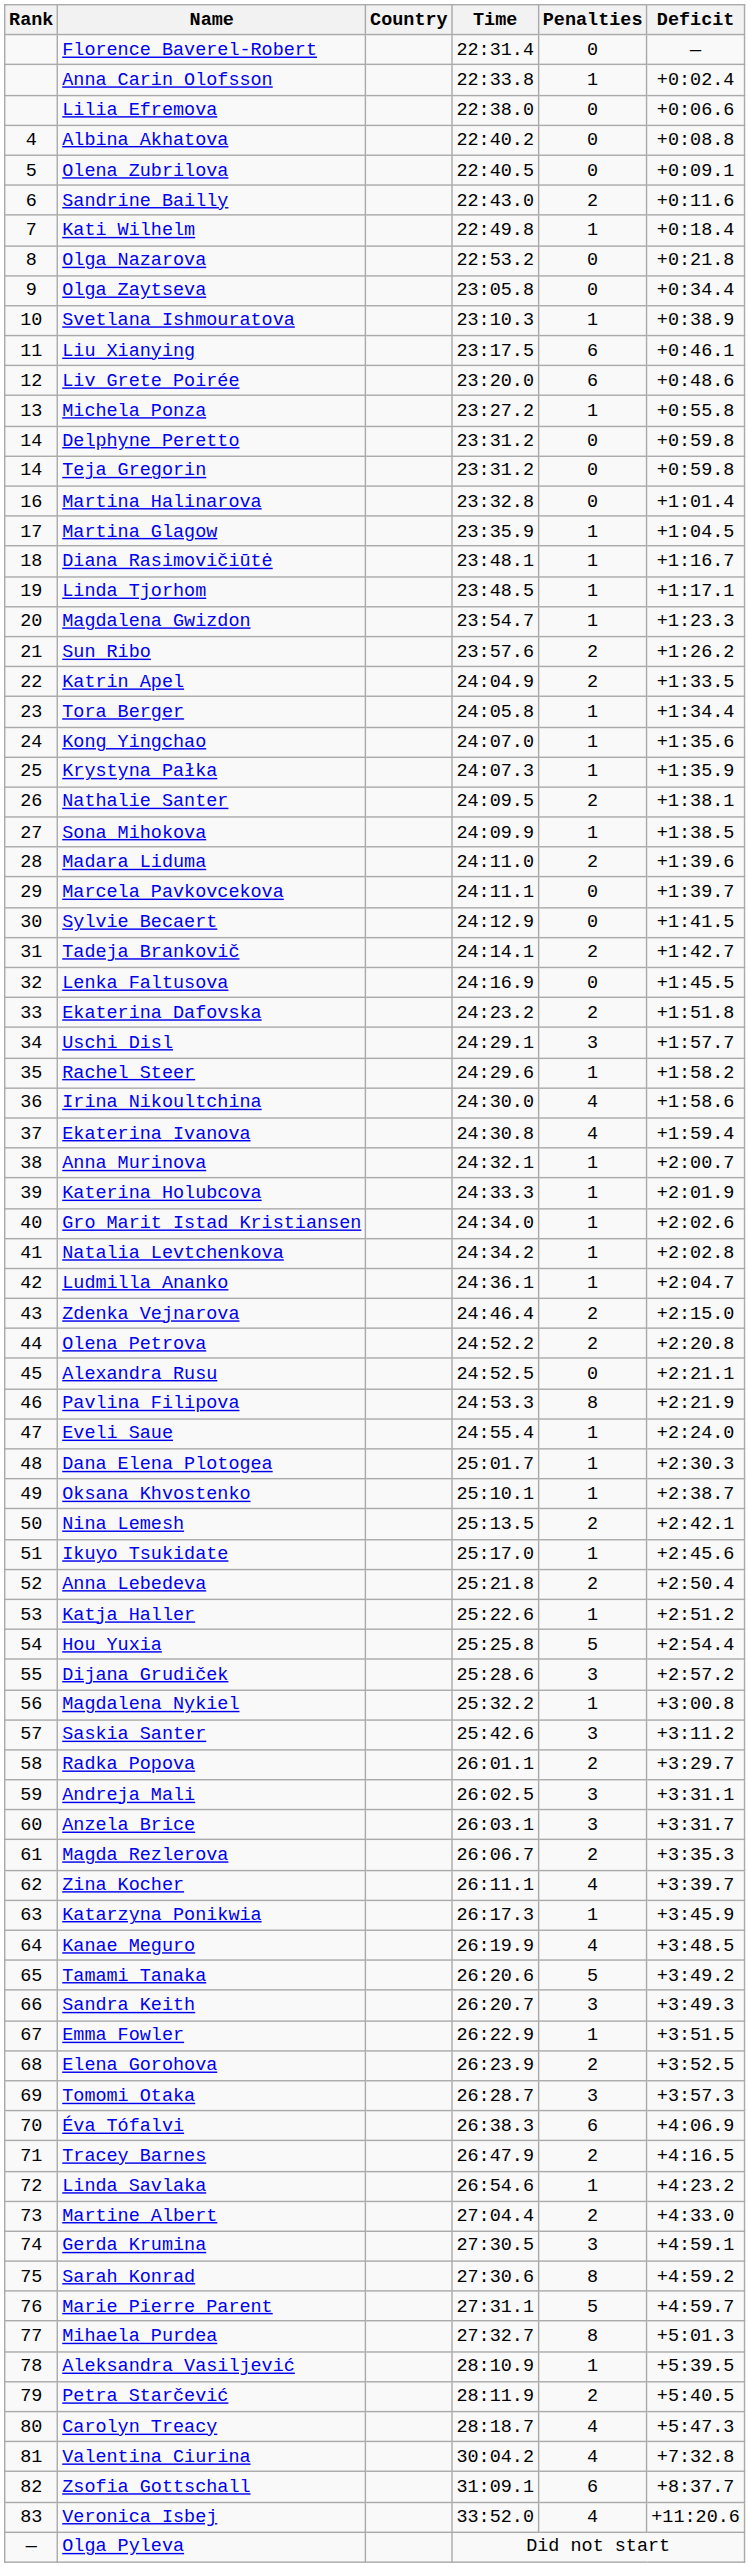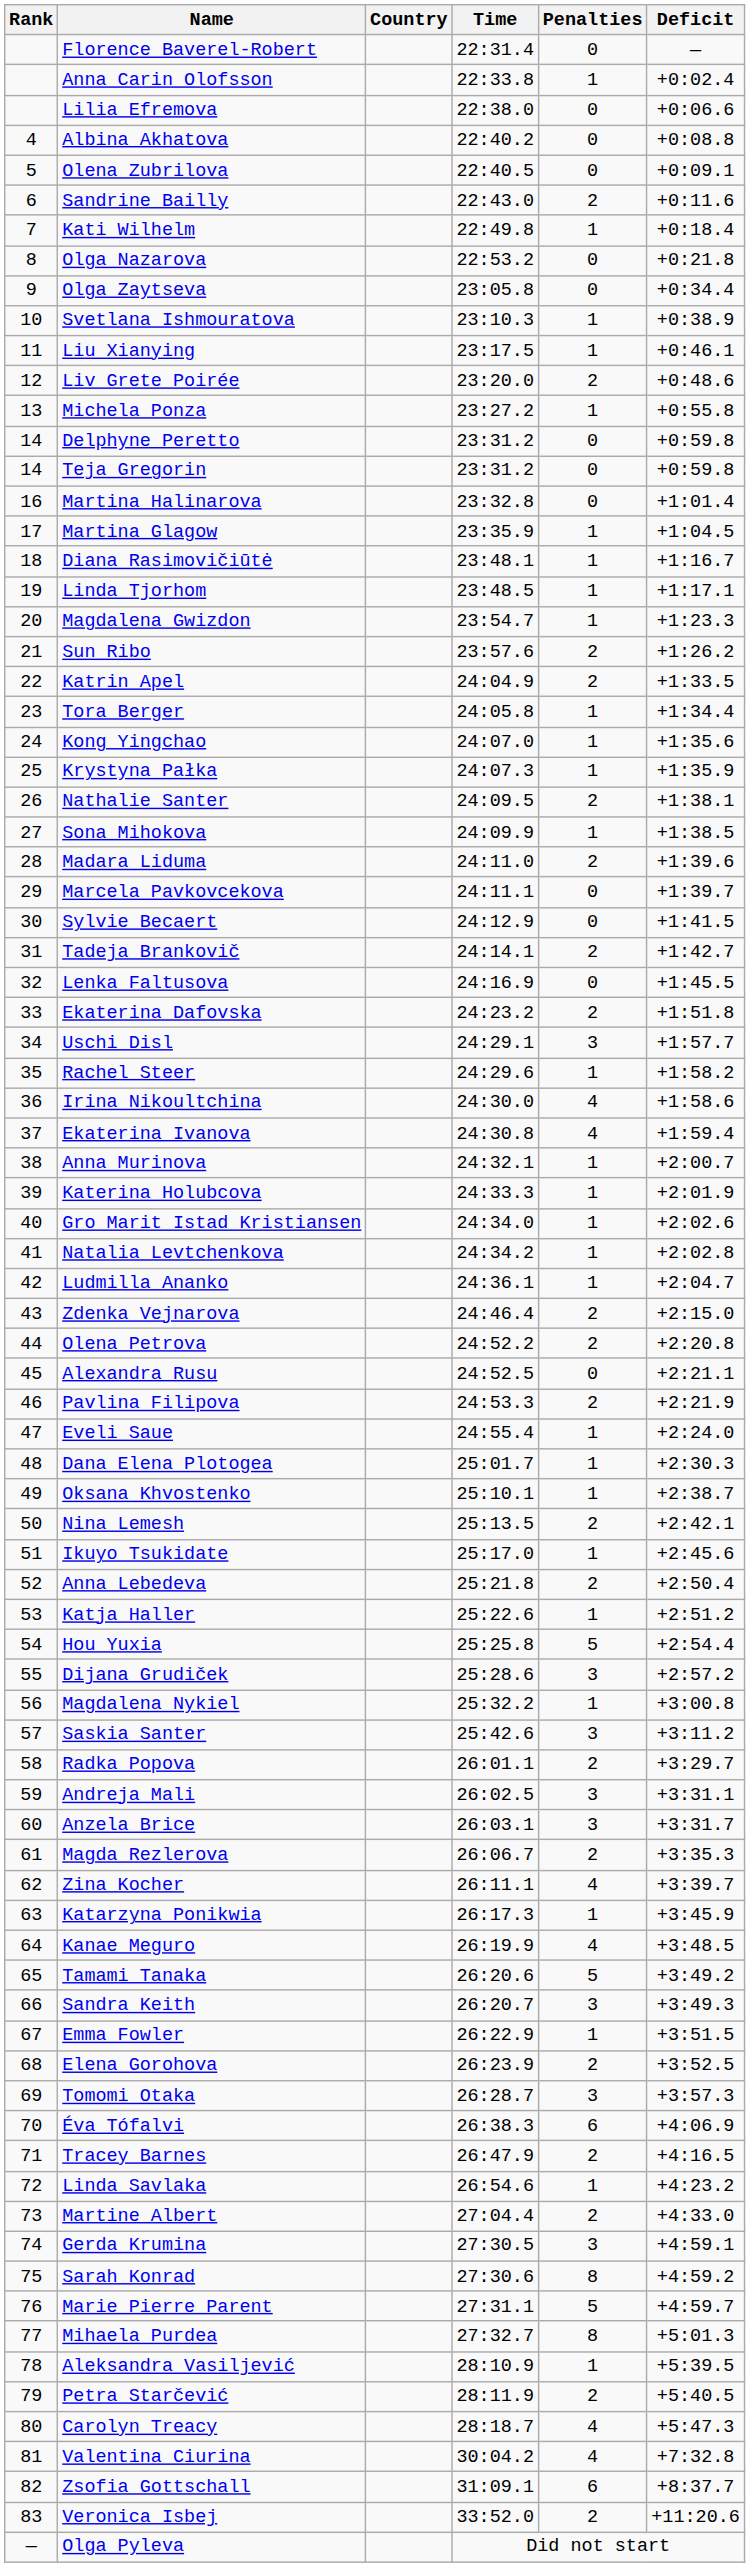(593, 351) 6 -> (593, 351) 1
(593, 381) 6 -> (593, 381) 2
(593, 1404) 8 -> (593, 1404) 2
(593, 2517) 4 -> (593, 2517) 2
